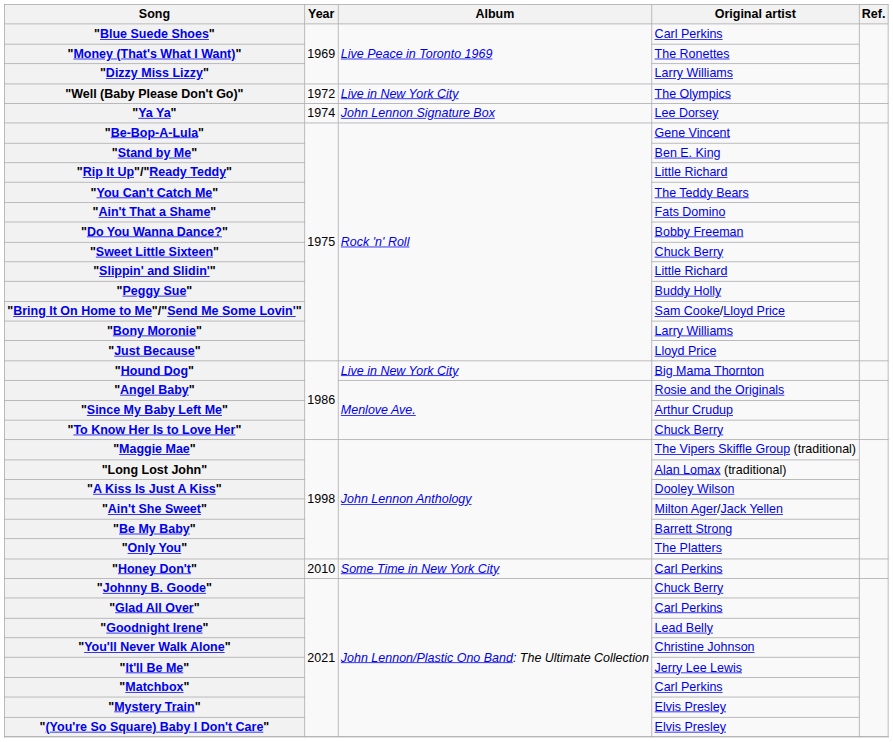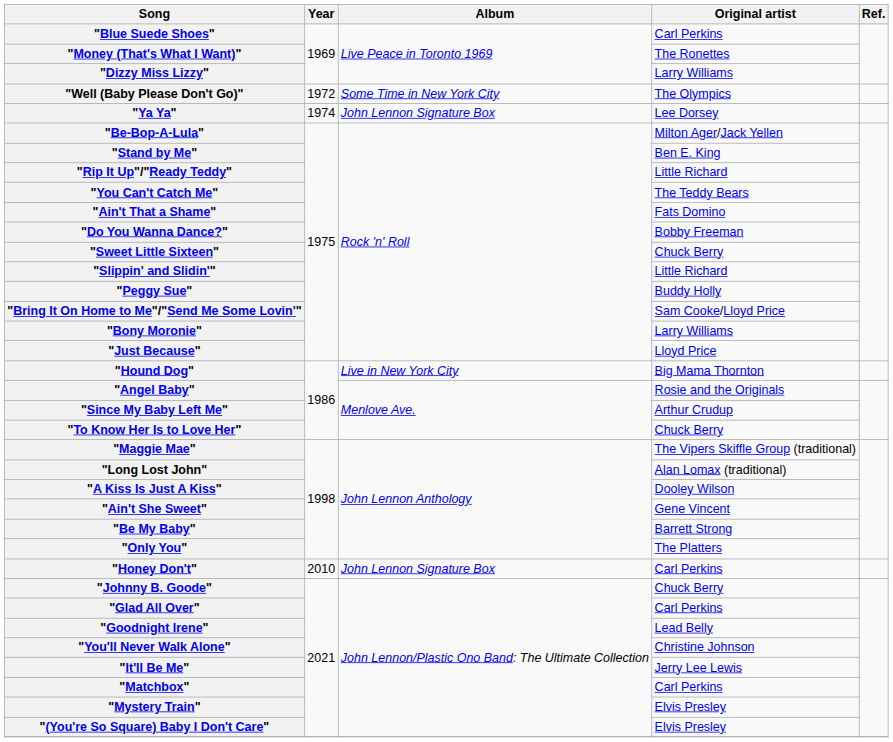(400, 93) Live in New York City -> (420, 93) Some Time in New York City
(692, 133) Gene Vincent -> (719, 133) Milton Ager/Jack Yellen
(719, 509) Milton Ager/Jack Yellen -> (692, 509) Gene Vincent
(420, 568) Some Time in New York City -> (418, 568) John Lennon Signature Box
